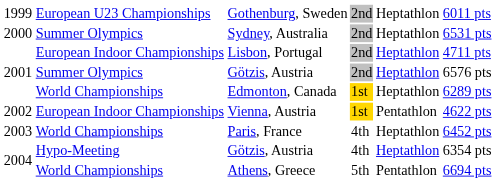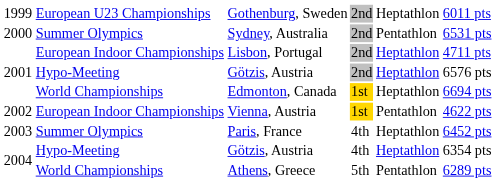(408, 33) Heptathlon -> (406, 33) Pentathlon
(89, 72) Summer Olympics -> (78, 72) Hypo-Meeting
(467, 92) 6289 pts -> (467, 92) 6694 pts
(99, 131) World Championships -> (89, 131) Summer Olympics
(467, 170) 6694 pts -> (467, 170) 6289 pts
